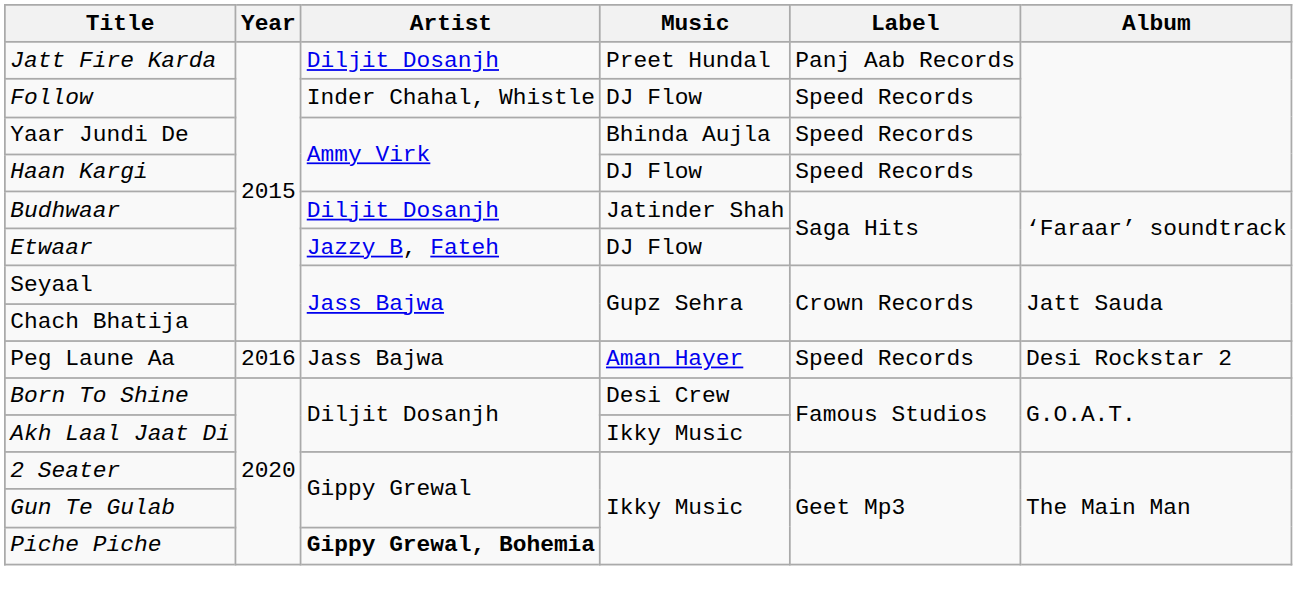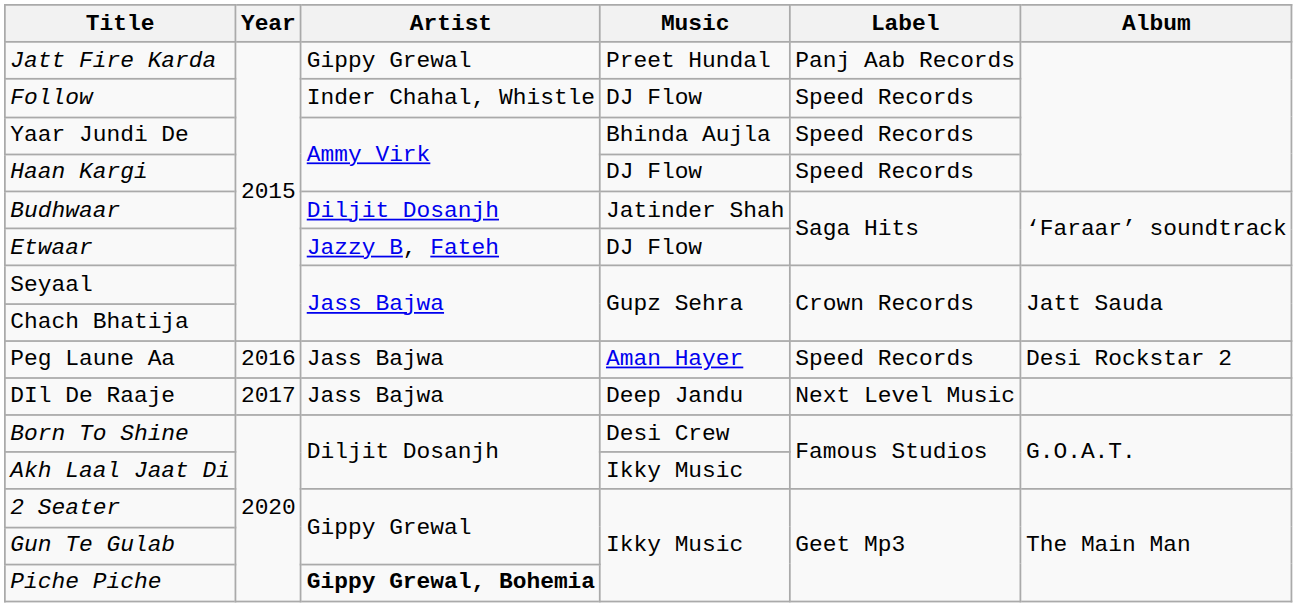(403, 61) Diljit Dosanjh -> (389, 61) Gippy Grewal
+ row: (93, 396)
